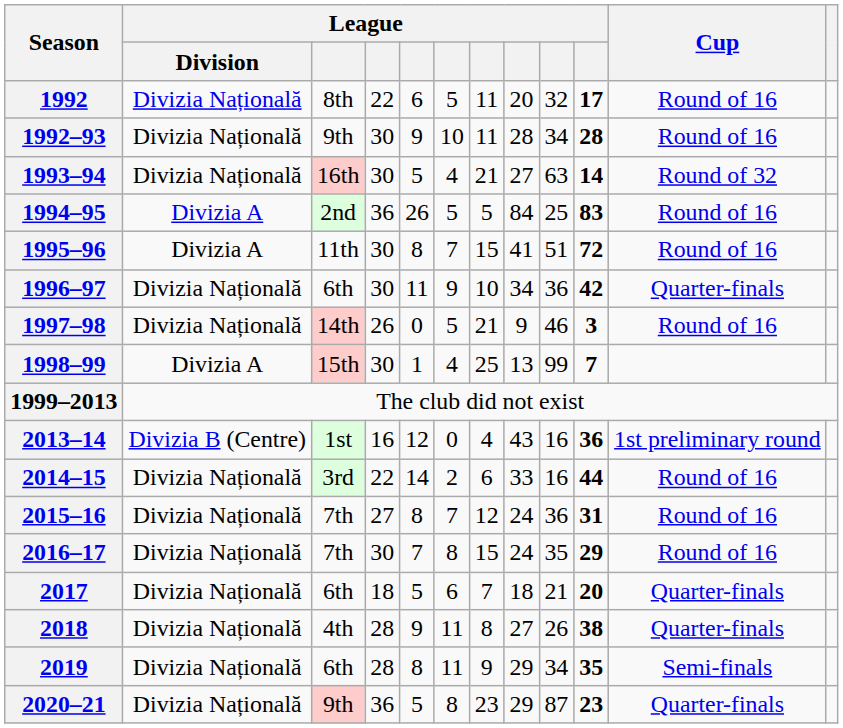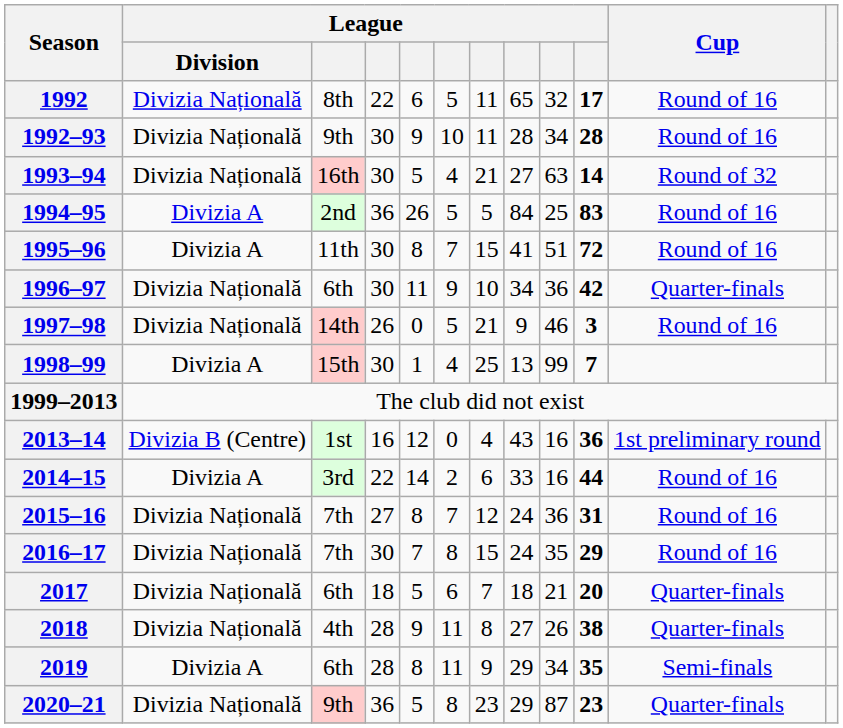(522, 99) 20 -> (522, 99) 65
(217, 477) Divizia Națională -> (217, 477) Divizia A
(217, 666) Divizia Națională -> (217, 666) Divizia A
